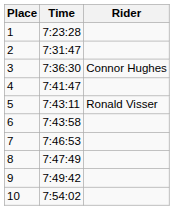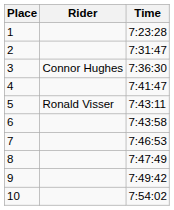columns swapped: (127, 13) <-> (62, 13)
